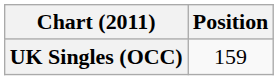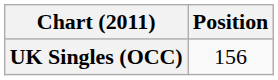(231, 56) 159 -> (231, 56) 156
